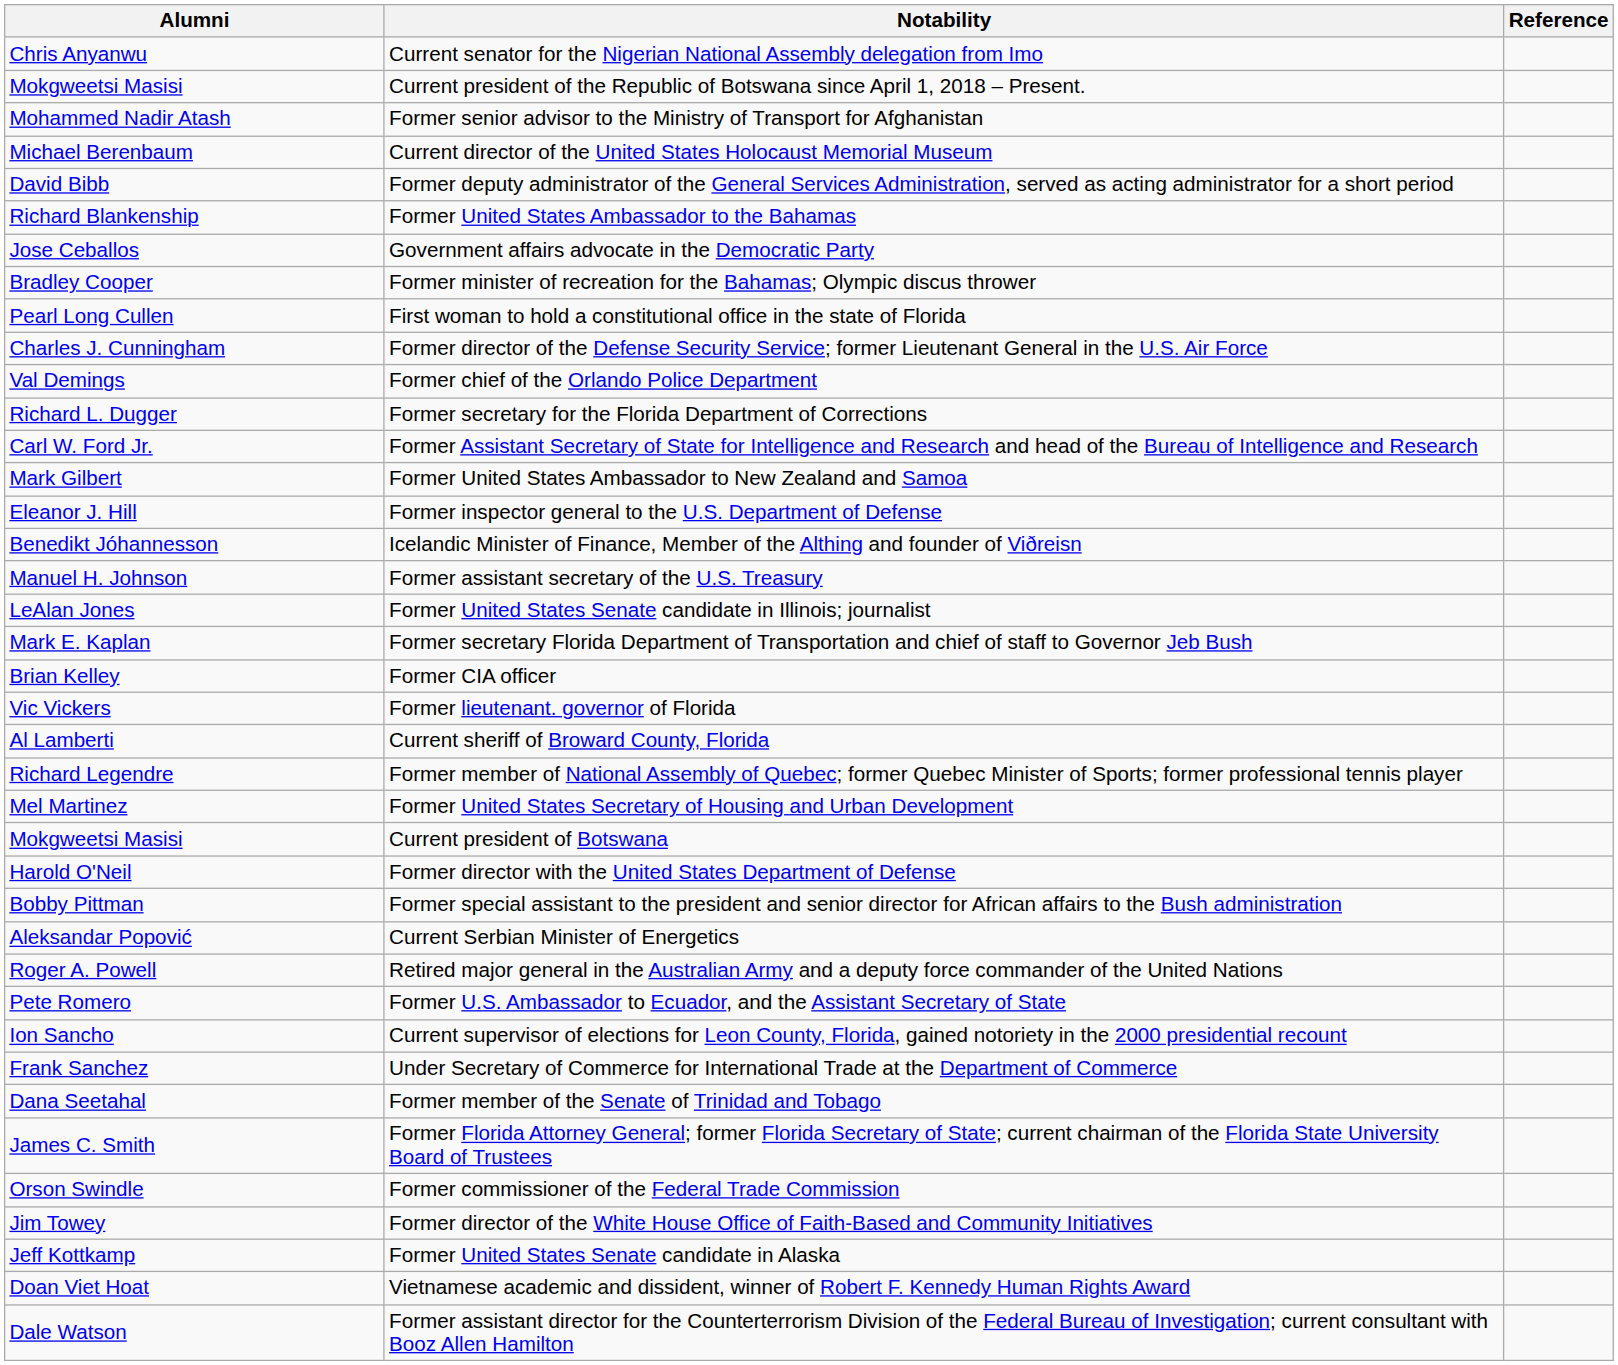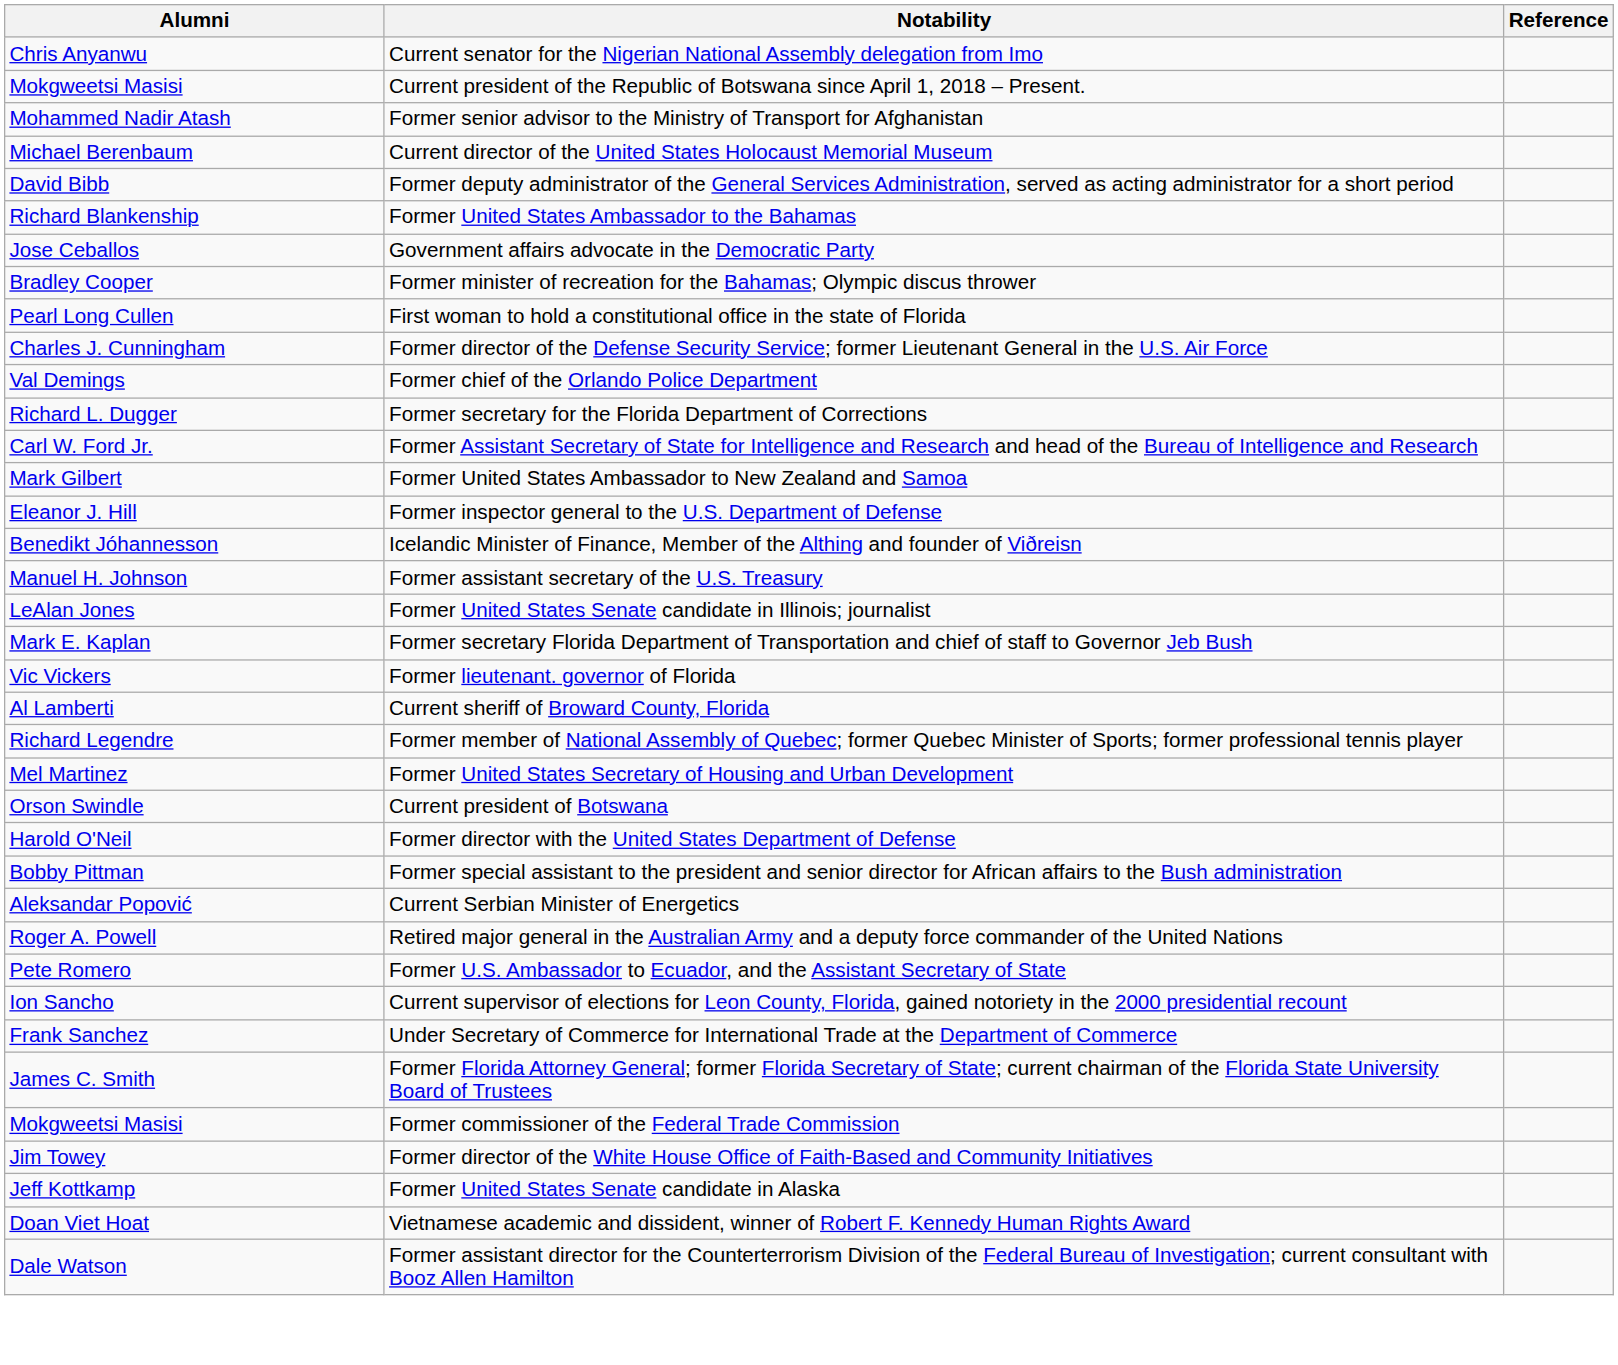- row: (473, 675)
(96, 839) Mokgweetsi Masisi -> (77, 806) Orson Swindle
- row: (635, 1101)
(77, 1189) Orson Swindle -> (96, 1124) Mokgweetsi Masisi
